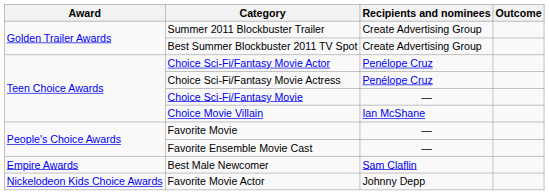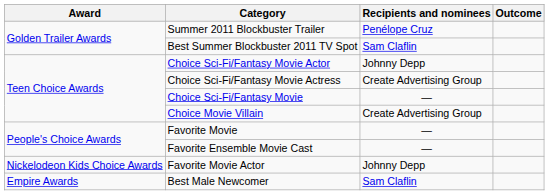(422, 30) Create Advertising Group -> (398, 30) Penélope Cruz
(422, 47) Create Advertising Group -> (390, 47) Sam Claflin
(398, 63) Penélope Cruz -> (394, 63) Johnny Depp
(398, 80) Penélope Cruz -> (422, 80) Create Advertising Group
(394, 114) Ian McShane -> (422, 114) Create Advertising Group
rows swapped: (216, 181) <-> (218, 165)
